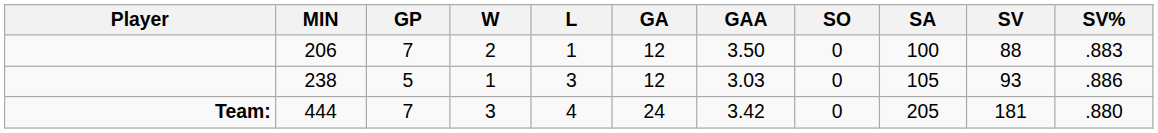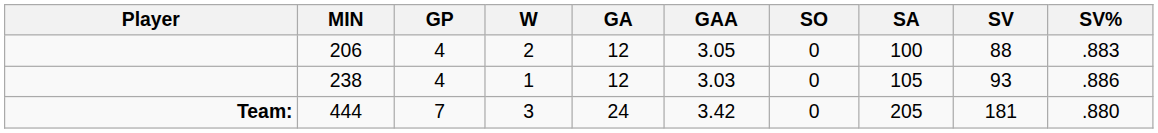- column: (571, 19)
(408, 50) 7 -> (440, 50) 4
(746, 50) 3.50 -> (716, 50) 3.05
(408, 81) 5 -> (440, 81) 4
